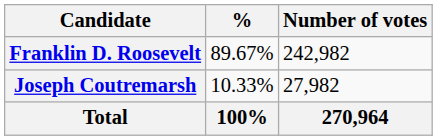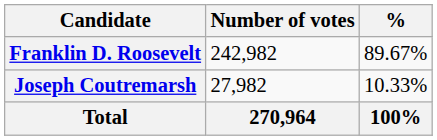columns swapped: (355, 20) <-> (242, 20)
